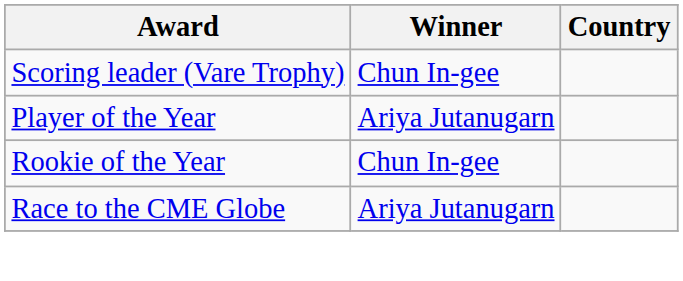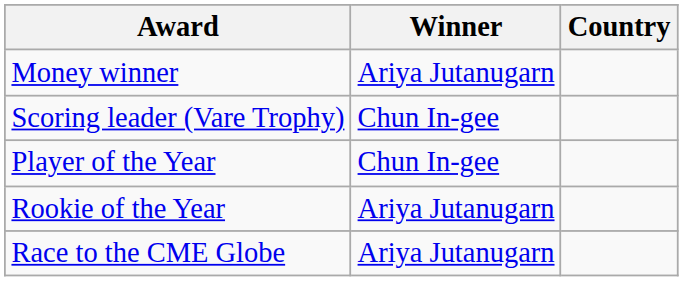+ row: (95, 72)
(456, 117) Ariya Jutanugarn -> (428, 162) Chun In-gee
(428, 162) Chun In-gee -> (456, 207) Ariya Jutanugarn
